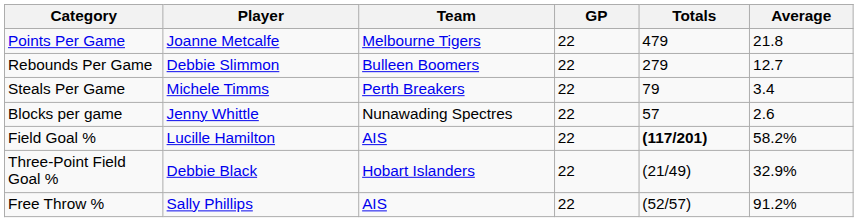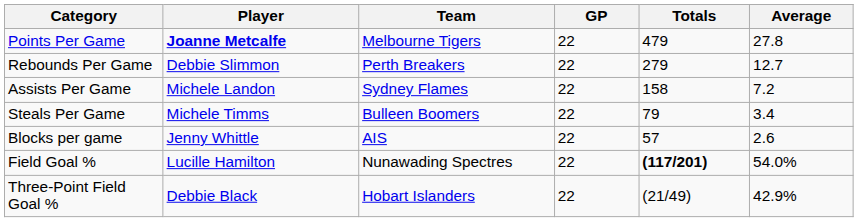(223, 41) normal -> (226, 41) bold
(768, 41) 21.8 -> (768, 41) 27.8
(421, 65) Bulleen Boomers -> (413, 65) Perth Breakers
+ row: (69, 89)
(413, 89) Perth Breakers -> (421, 114) Bulleen Boomers
(437, 114) Nunawading Spectres -> (375, 138) AIS
(375, 138) AIS -> (437, 162) Nunawading Spectres
(775, 138) 58.2% -> (775, 162) 54.0%
(775, 171) 32.9% -> (775, 195) 42.9%
- row: (56, 204)
